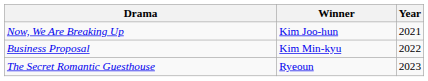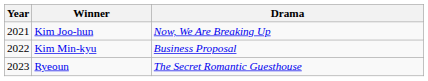columns swapped: (410, 13) <-> (141, 13)
